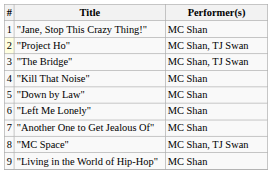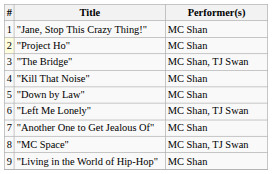(208, 45) MC Shan, TJ Swan -> (188, 45) MC Shan
(188, 111) MC Shan -> (208, 111) MC Shan, TJ Swan
